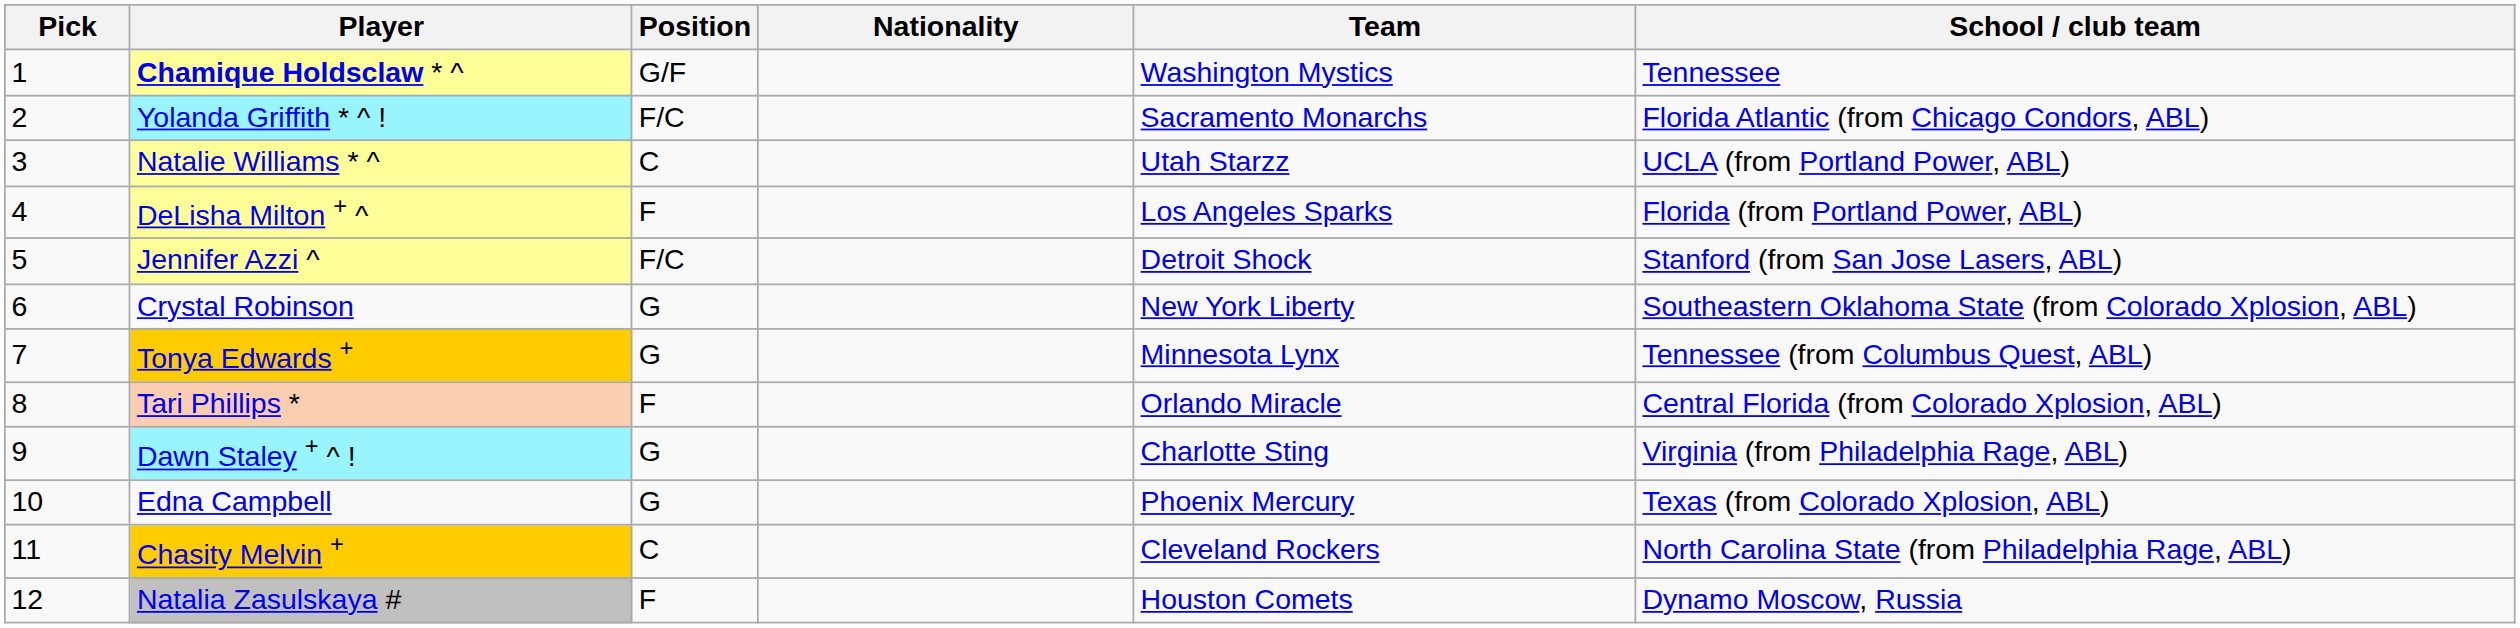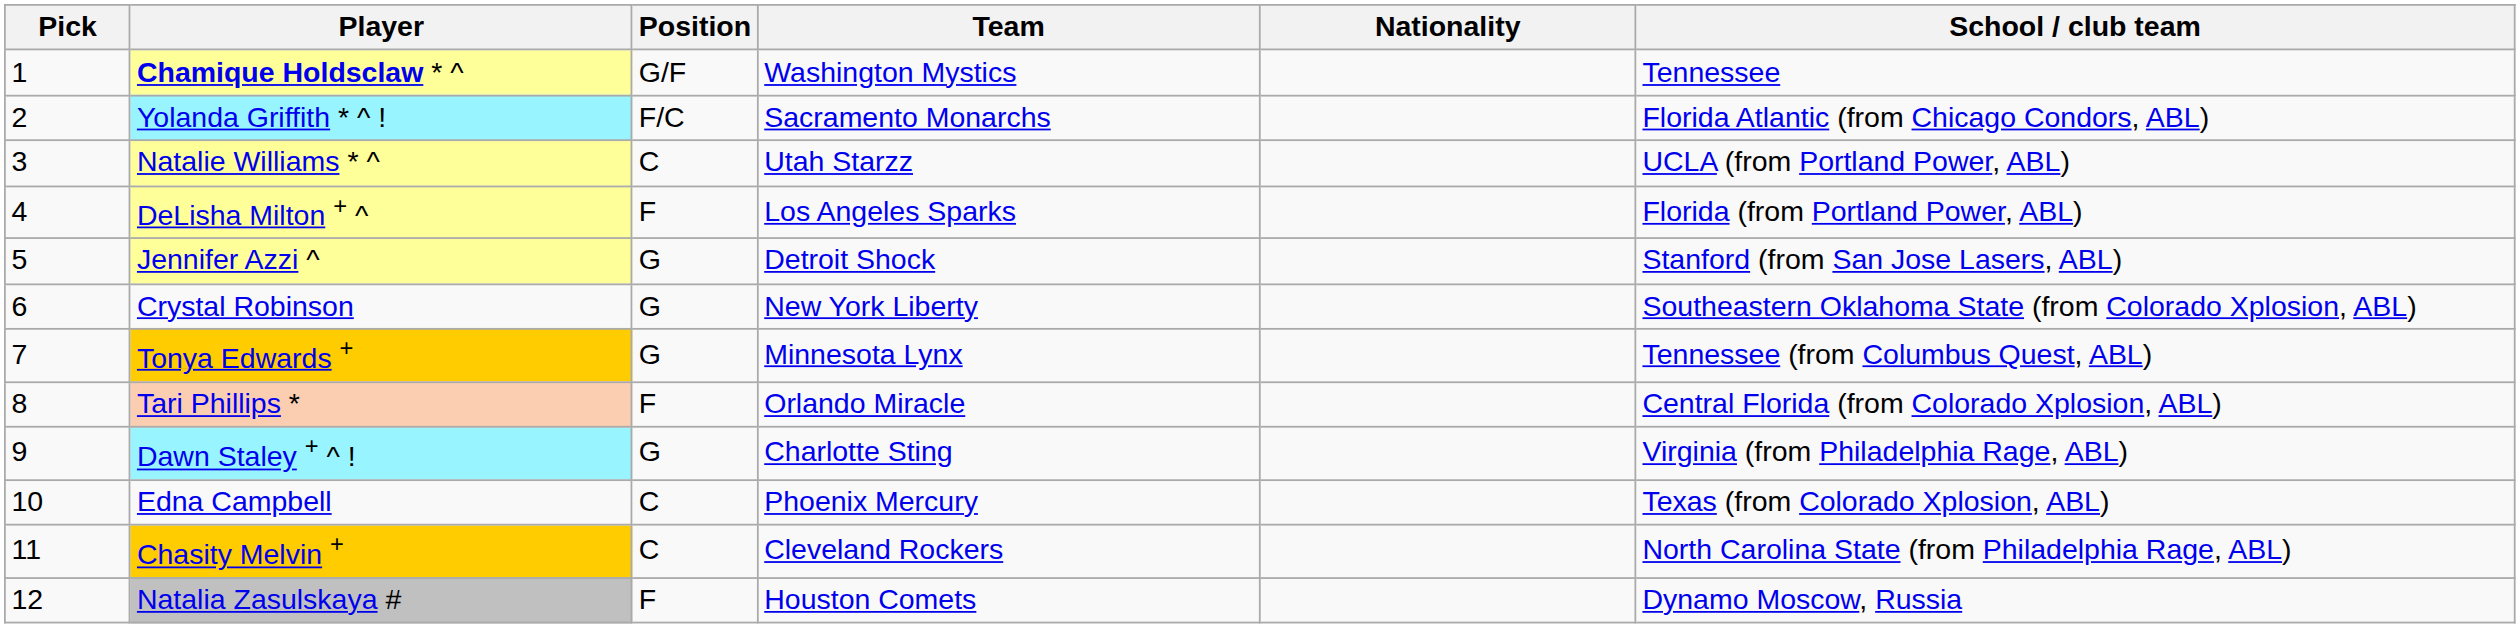columns swapped: (946, 27) <-> (1385, 27)
(662, 260) F/C -> (650, 260) G
(650, 501) G -> (649, 501) C
